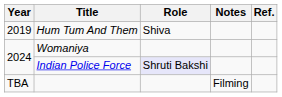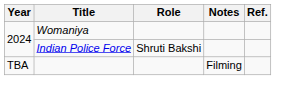- row: (87, 30)
(175, 65) lavender background -> (169, 48) no background
